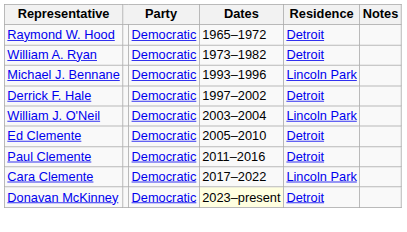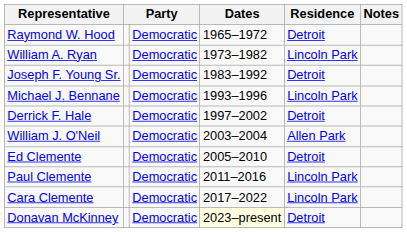(305, 55) Detroit -> (322, 55) Lincoln Park
+ row: (64, 75)
(322, 116) Lincoln Park -> (316, 136) Allen Park
(305, 156) Detroit -> (322, 177) Lincoln Park
